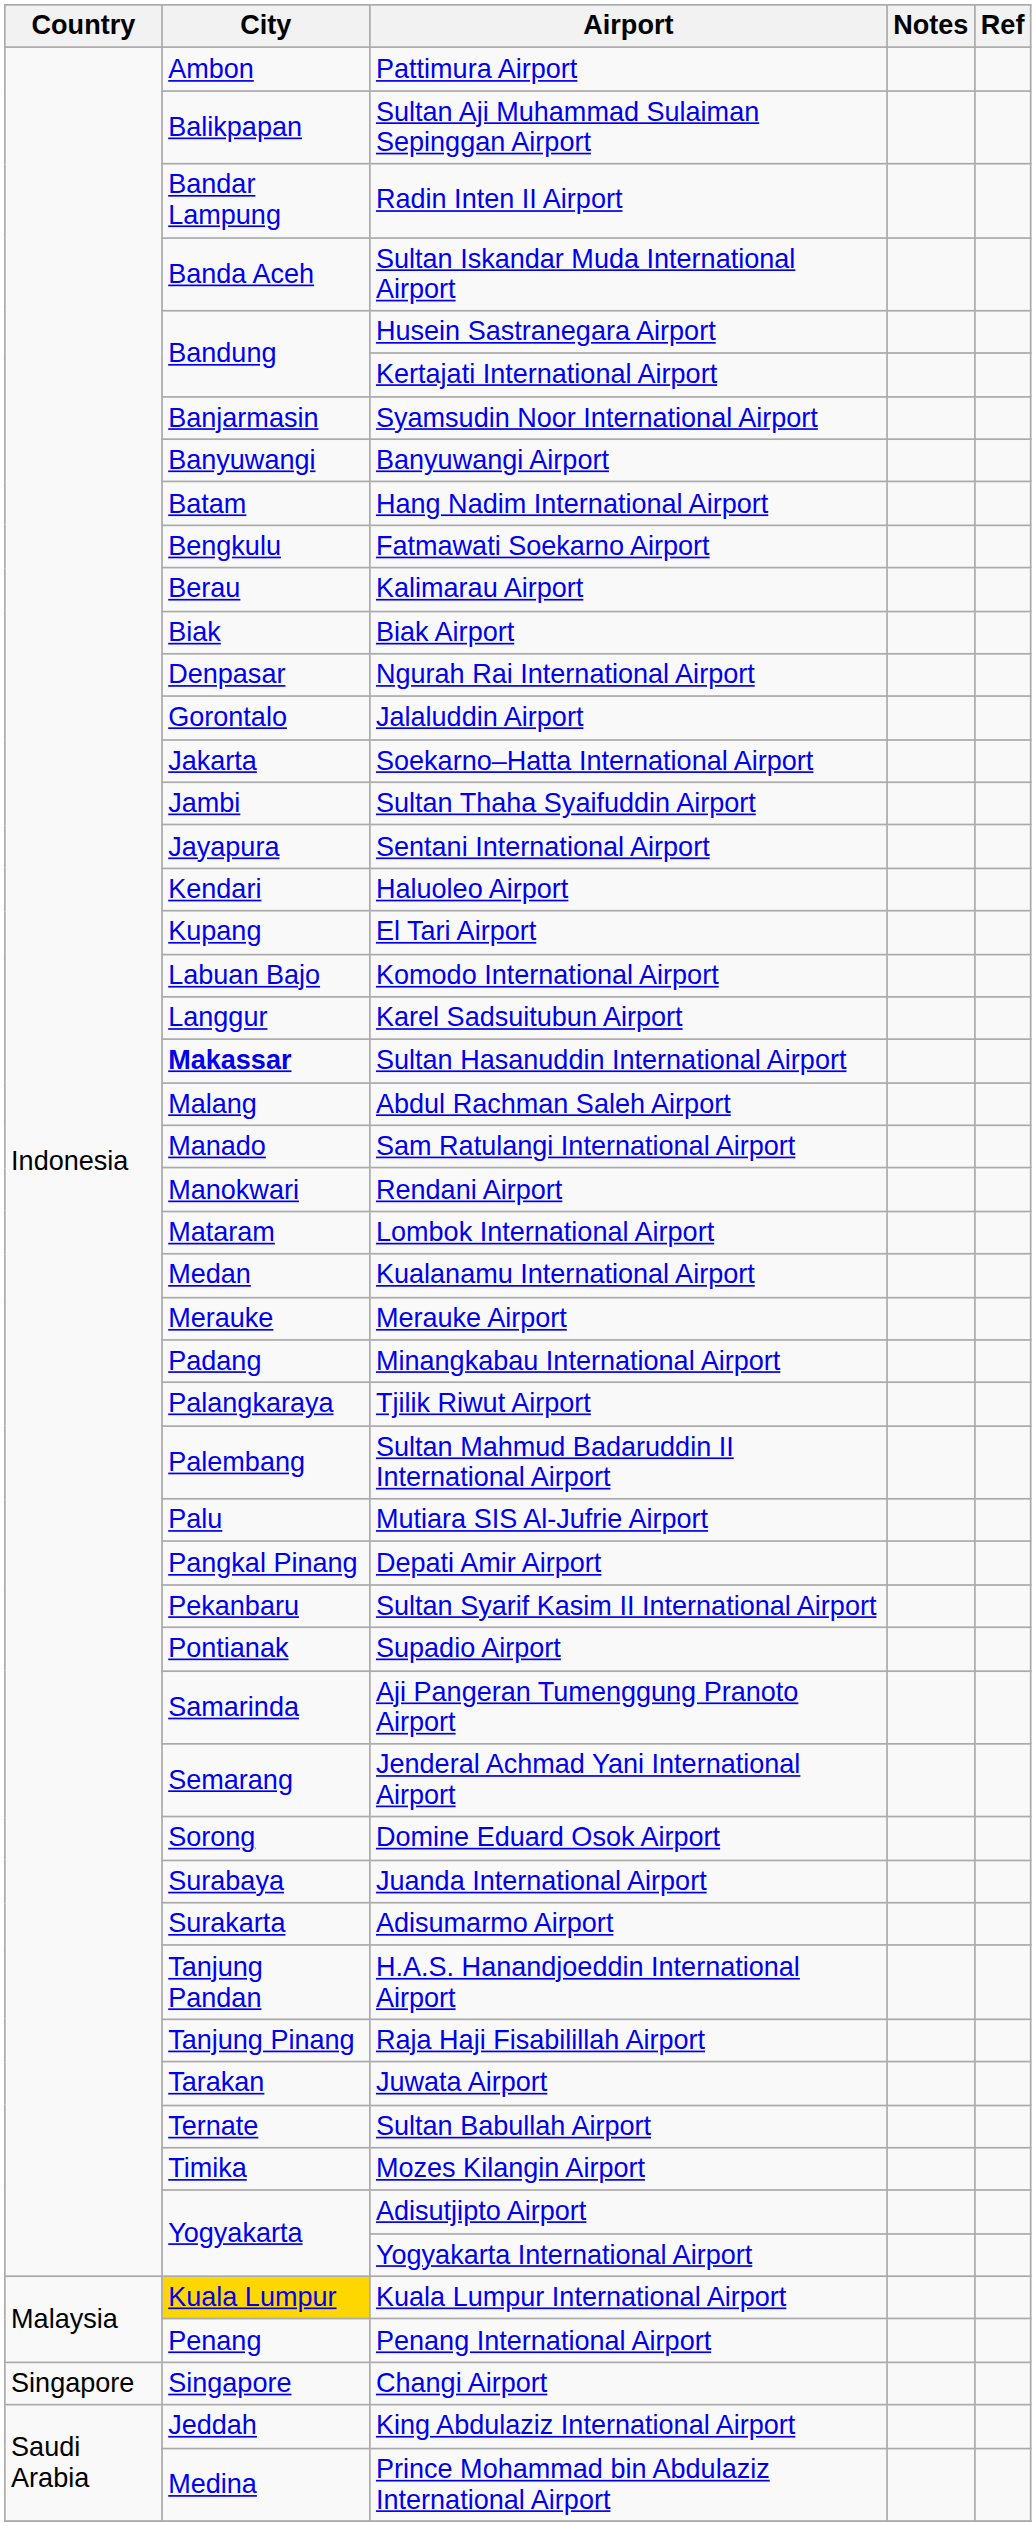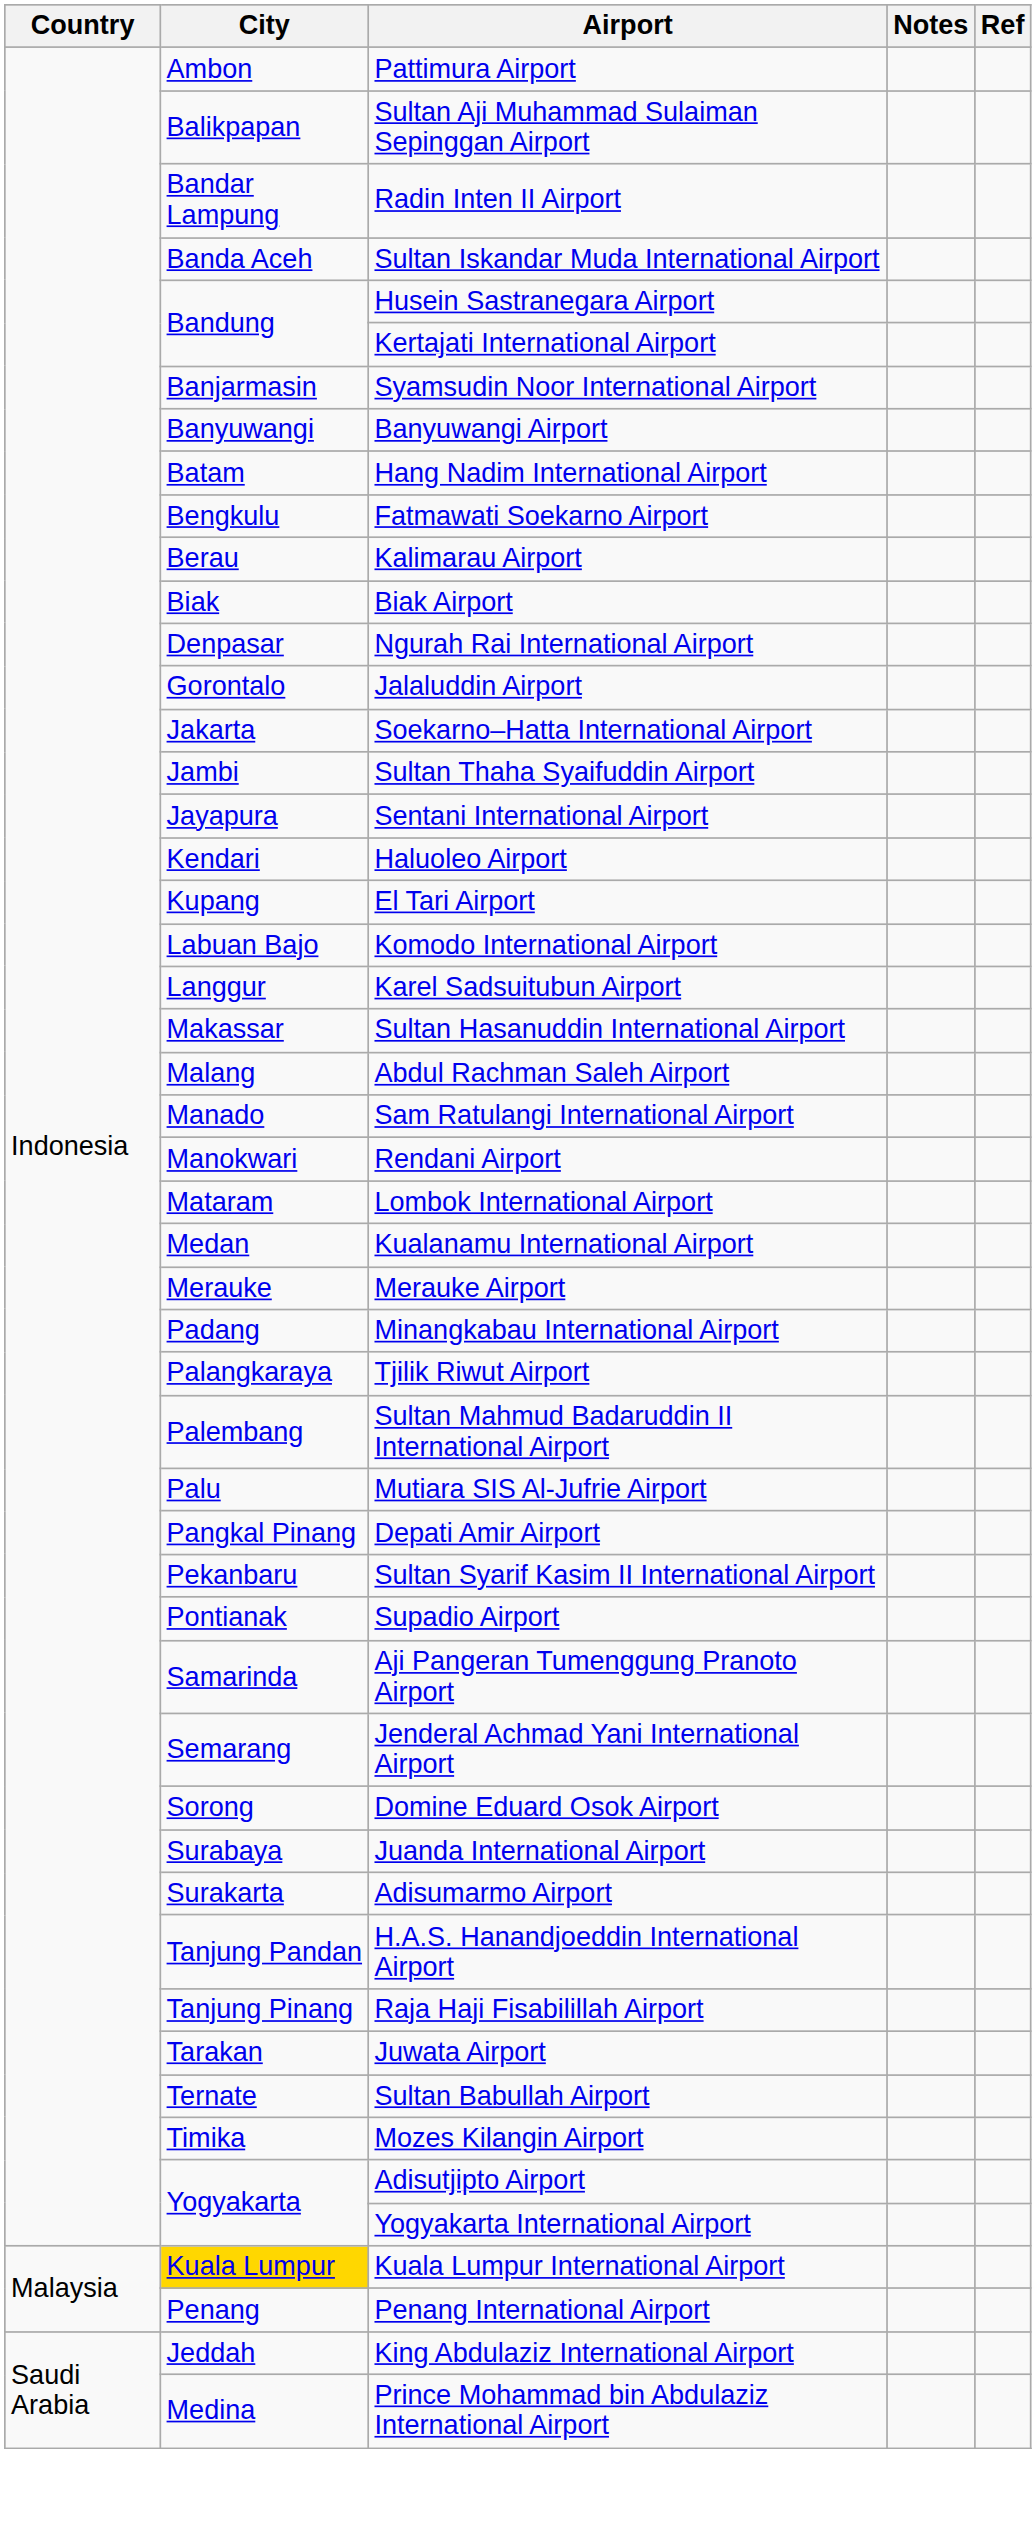(230, 1060) bold -> (225, 1030) normal
- row: (462, 2383)
